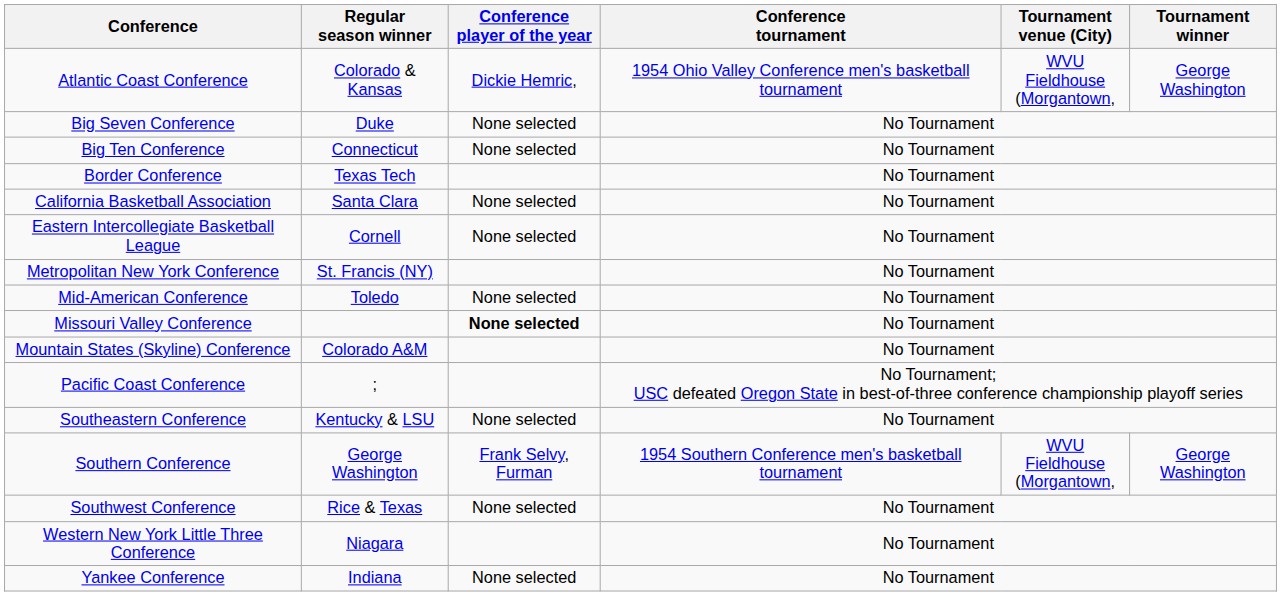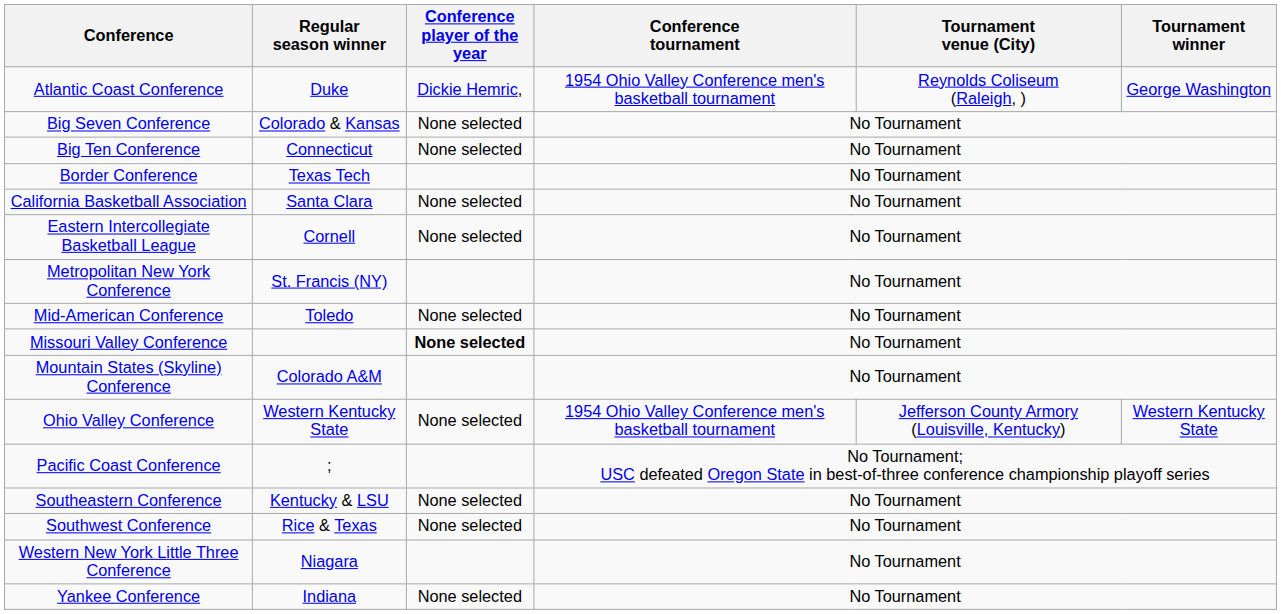(375, 80) Colorado & Kansas -> (329, 89) Duke
(1065, 80) WVU Fieldhouse (Morgantown, -> (988, 89) Reynolds Coliseum (Raleigh, )
(375, 124) Duke -> (329, 124) Colorado & Kansas
+ row: (129, 421)
- row: (153, 464)
